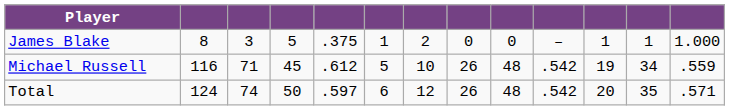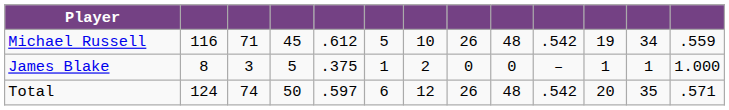rows swapped: (77, 67) <-> (59, 42)
